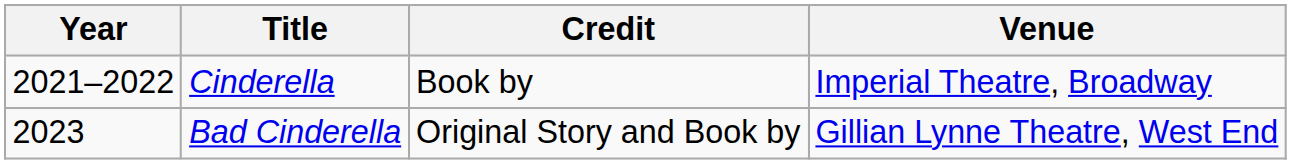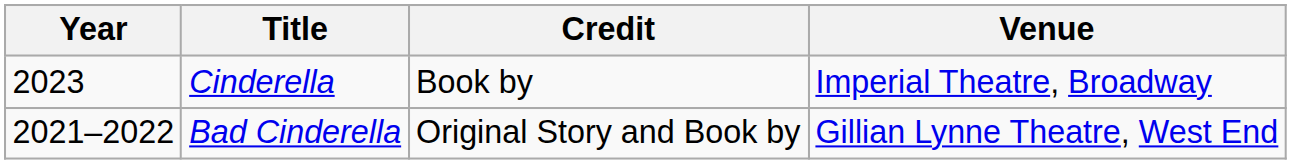(93, 81) 2021–2022 -> (48, 81) 2023
(48, 132) 2023 -> (93, 132) 2021–2022
